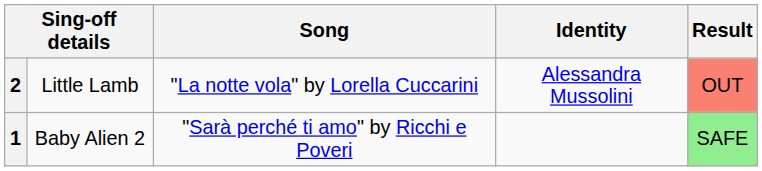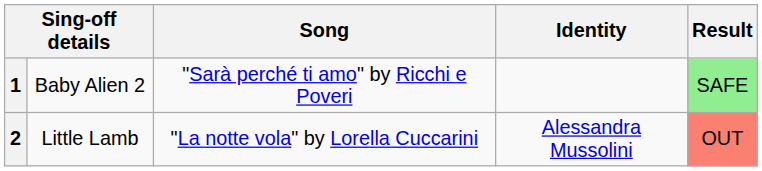rows swapped: (16, 138) <-> (16, 85)
